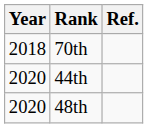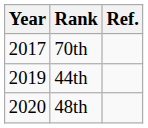(27, 48) 2018 -> (27, 48) 2017
(27, 78) 2020 -> (27, 78) 2019
